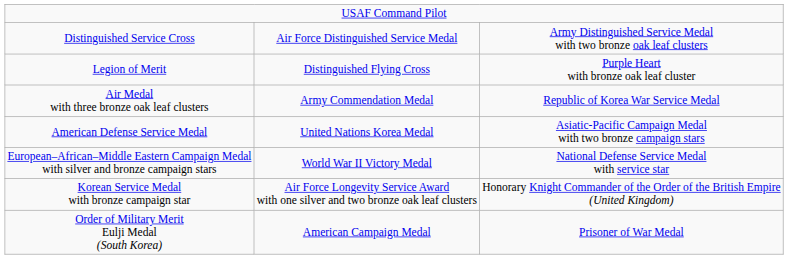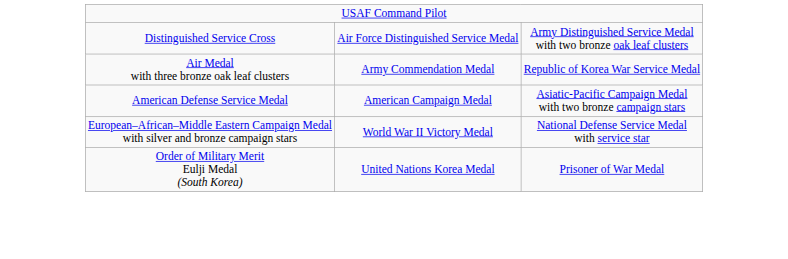- row: (129, 69)
(367, 132) United Nations Korea Medal -> (428, 100) American Campaign Medal
- row: (129, 194)
(367, 232) American Campaign Medal -> (428, 169) United Nations Korea Medal
